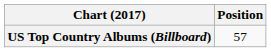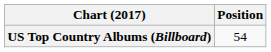(240, 36) 57 -> (240, 36) 54
